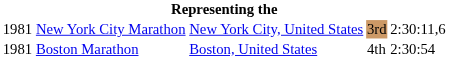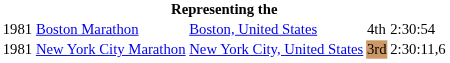rows swapped: (111, 29) <-> (87, 49)
